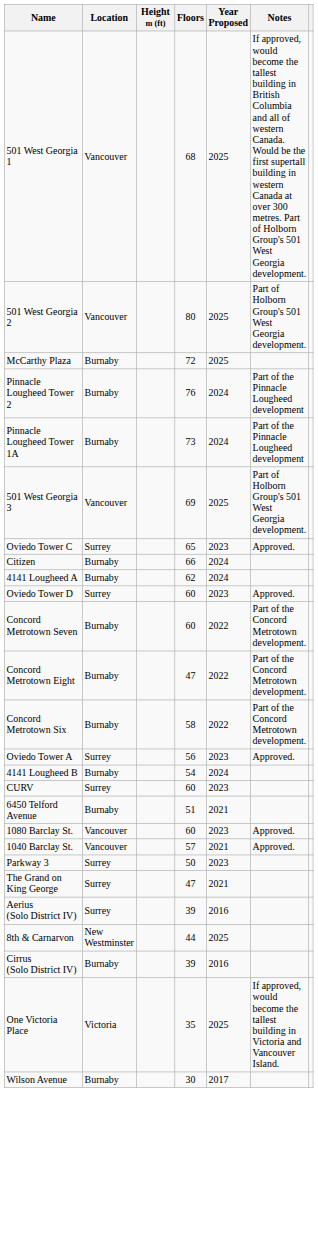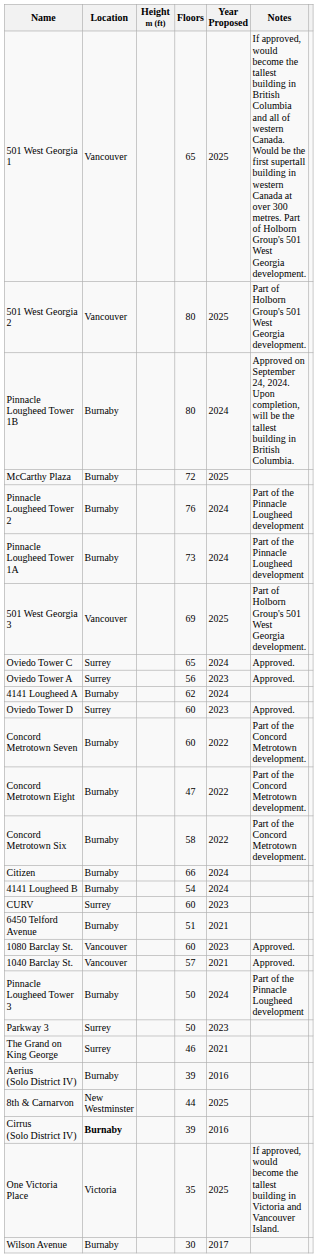(190, 156) 68 -> (190, 156) 65
+ row: (40, 411)
(218, 546) 2023 -> (218, 662) 2024
rows swapped: (21, 562) <-> (39, 757)
+ row: (40, 995)
(190, 884) 47 -> (190, 1049) 46
(98, 910) Surrey -> (102, 1076) Burnaby
(102, 964) normal -> (103, 1130) bold
